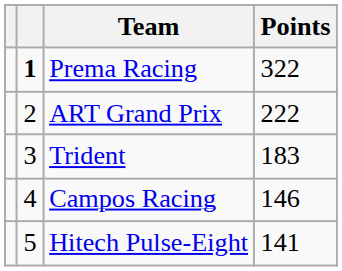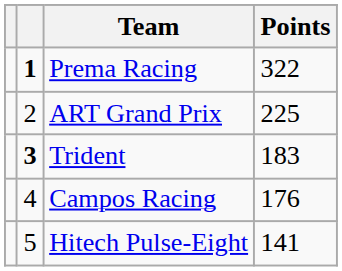(280, 112) 222 -> (280, 112) 225
(30, 155) normal -> (30, 155) bold
(280, 198) 146 -> (280, 198) 176
